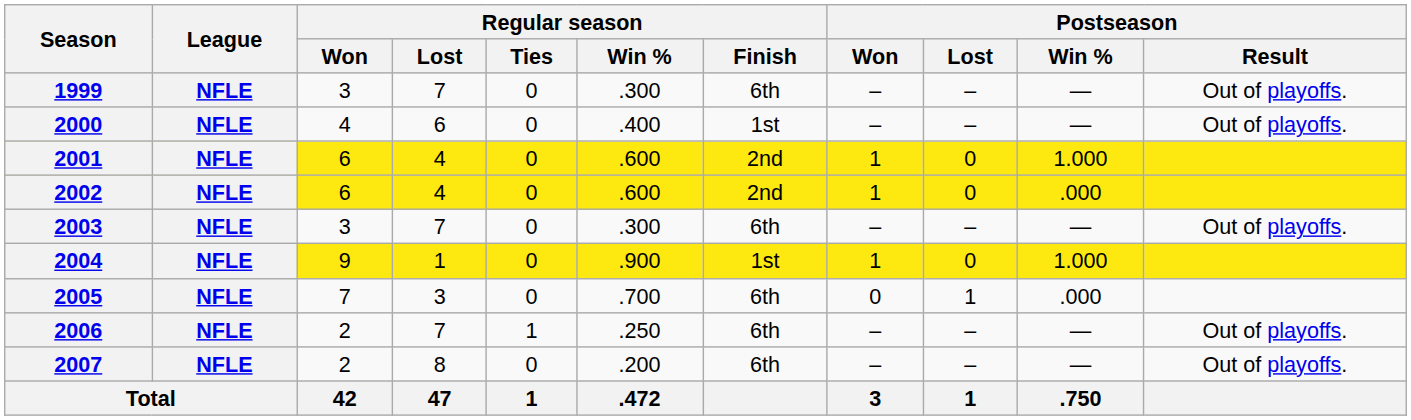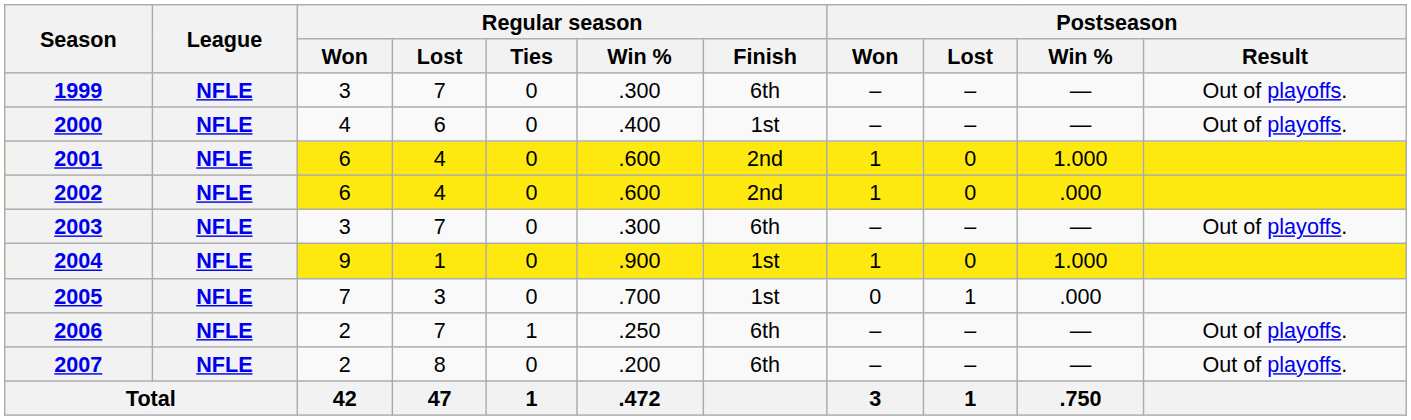(765, 295) 6th -> (765, 295) 1st
